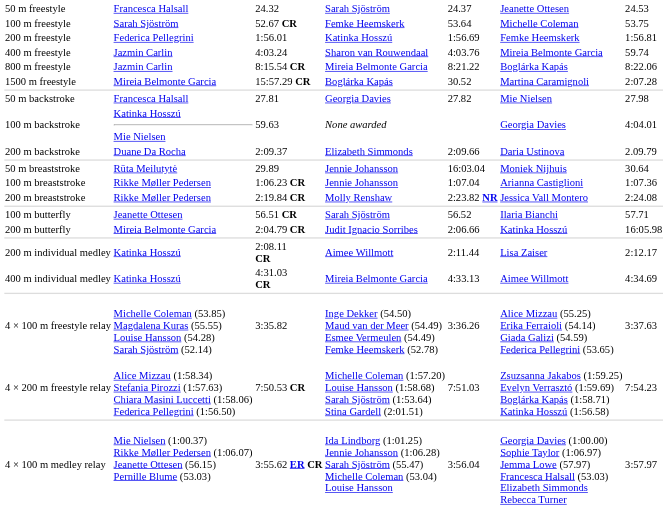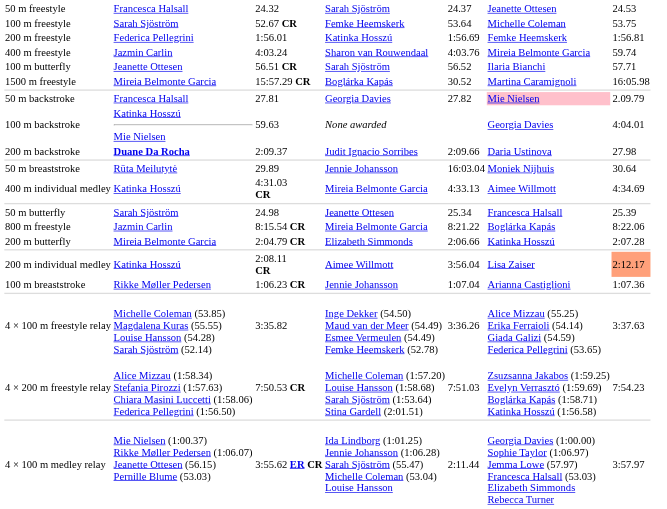rows swapped: (38, 67) <-> (38, 215)
(641, 81) 2:07.28 -> (631, 81) 16:05.98
(526, 98) no background -> (514, 98) pink background
(637, 98) 27.98 -> (628, 98) 2.09.79
(150, 151) normal -> (152, 151) bold
(369, 151) Elizabeth Simmonds -> (371, 151) Judit Ignacio Sorribes
(641, 151) 2.09.79 -> (624, 151) 27.98
rows swapped: (45, 183) <-> (58, 279)
- row: (45, 197)
+ row: (35, 212)
(371, 229) Judit Ignacio Sorribes -> (369, 241) Elizabeth Simmonds
(644, 229) 16:05.98 -> (628, 241) 2:07.28
(463, 252) 2:11.44 -> (464, 264) 3:56.04
(641, 252) no background -> (628, 264) lightsalmon background
(464, 464) 3:56.04 -> (463, 464) 2:11.44
